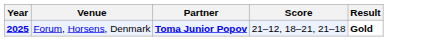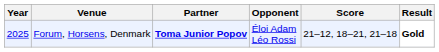+ column: (275, 13)
(18, 28) bold -> (18, 34) normal
